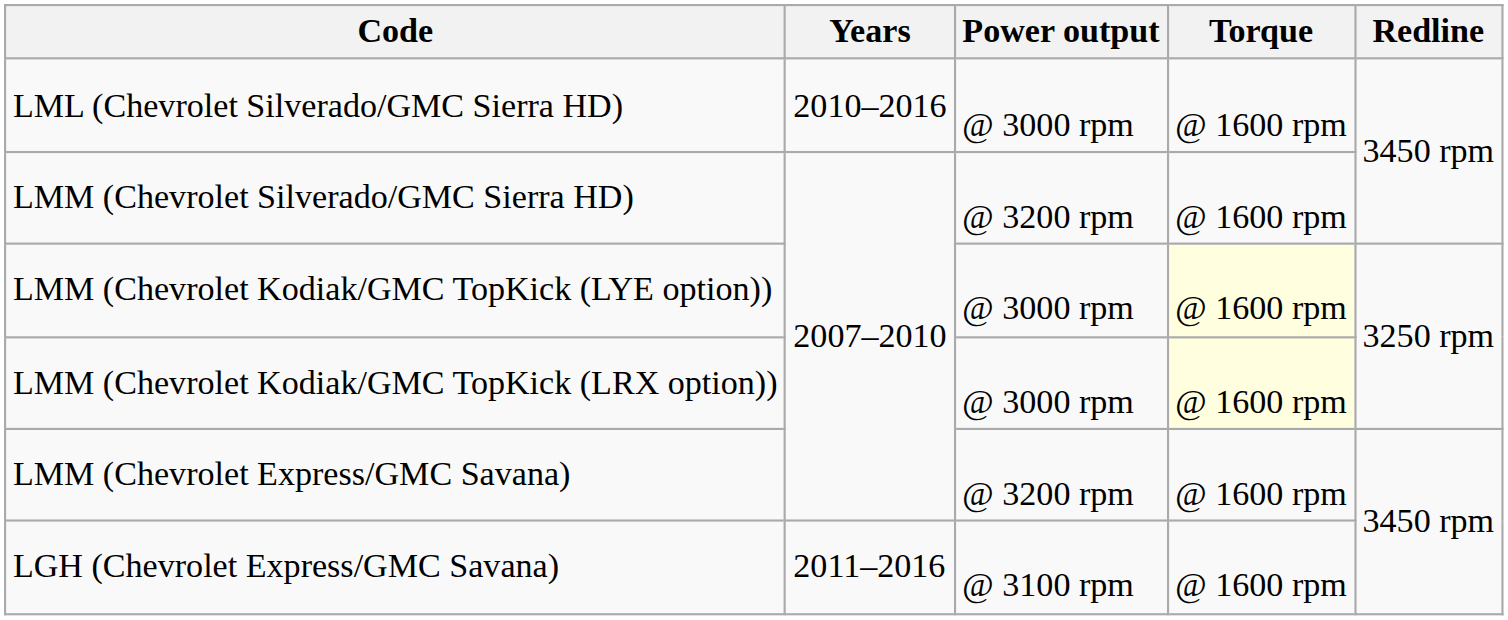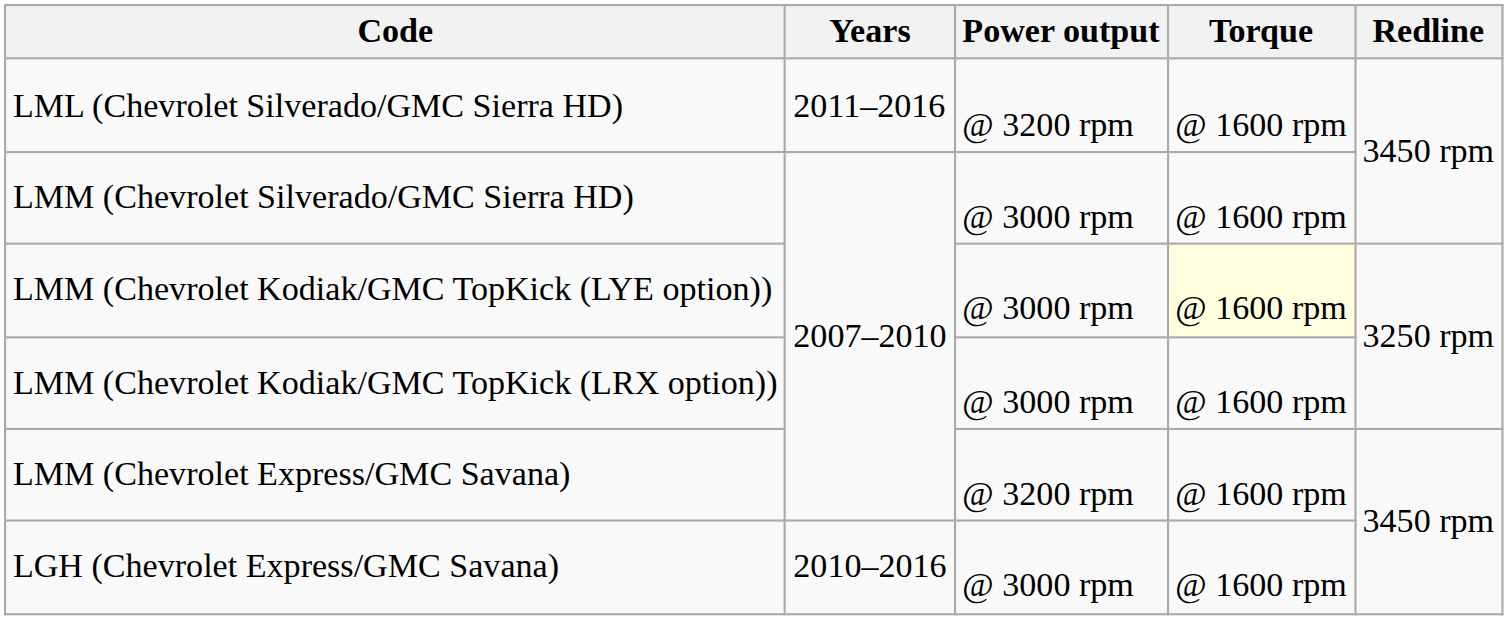(870, 104) 2010–2016 -> (869, 104) 2011–2016
(1048, 123) @ 3000 rpm -> (1048, 123) @ 3200 rpm
(1048, 216) @ 3200 rpm -> (1048, 216) @ 3000 rpm
(1261, 401) lightyellow background -> (1261, 401) no background
(869, 566) 2011–2016 -> (870, 566) 2010–2016
(1048, 585) @ 3100 rpm -> (1048, 585) @ 3000 rpm
